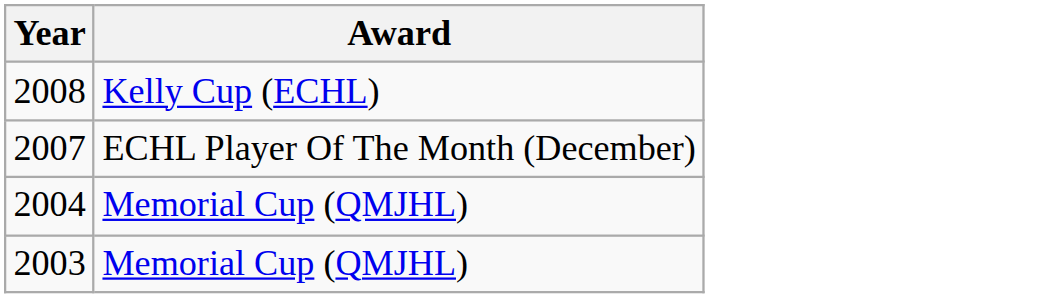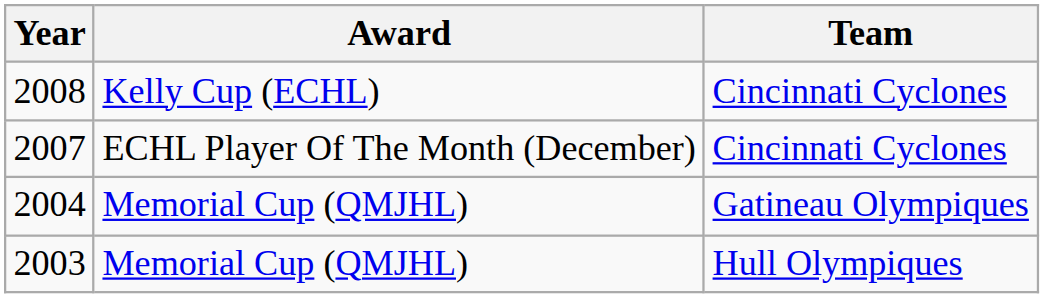+ column: (871, 33)
